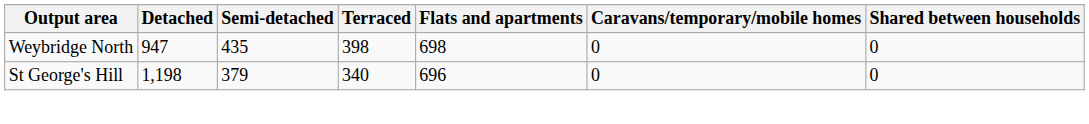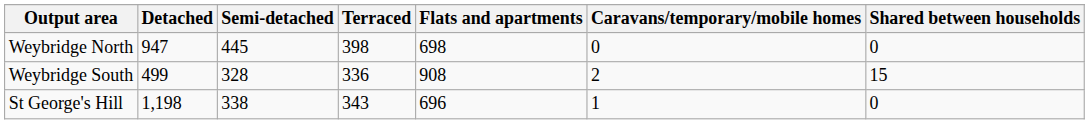(235, 47) 435 -> (235, 47) 445
+ row: (71, 75)
(235, 75) 379 -> (235, 103) 338
(356, 75) 340 -> (356, 103) 343
(595, 75) 0 -> (595, 103) 1
